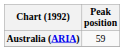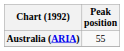(101, 38) 59 -> (101, 38) 55
